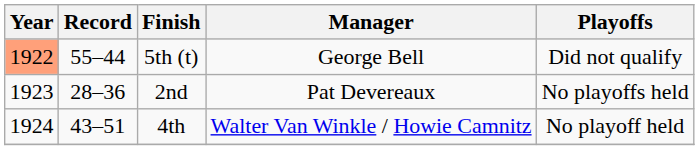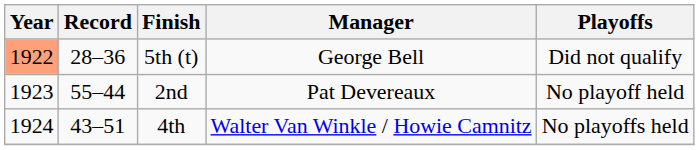(98, 56) 55–44 -> (98, 56) 28–36
(98, 91) 28–36 -> (98, 91) 55–44
(615, 91) No playoffs held -> (615, 91) No playoff held
(615, 126) No playoff held -> (615, 126) No playoffs held
